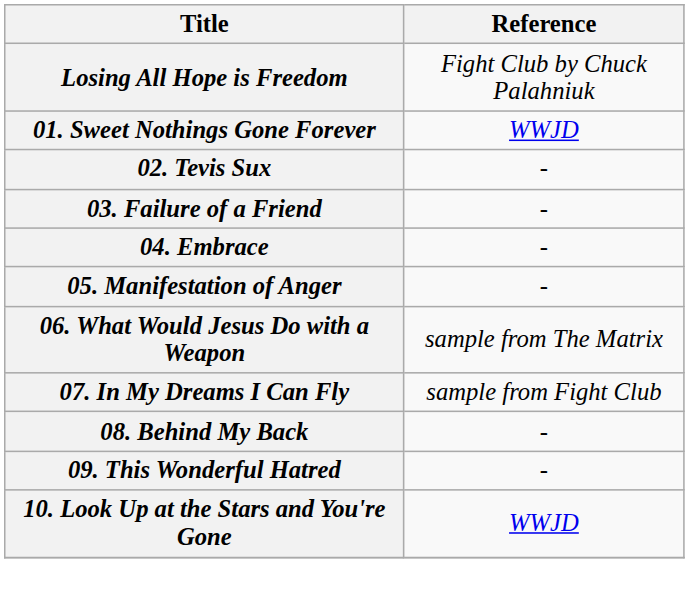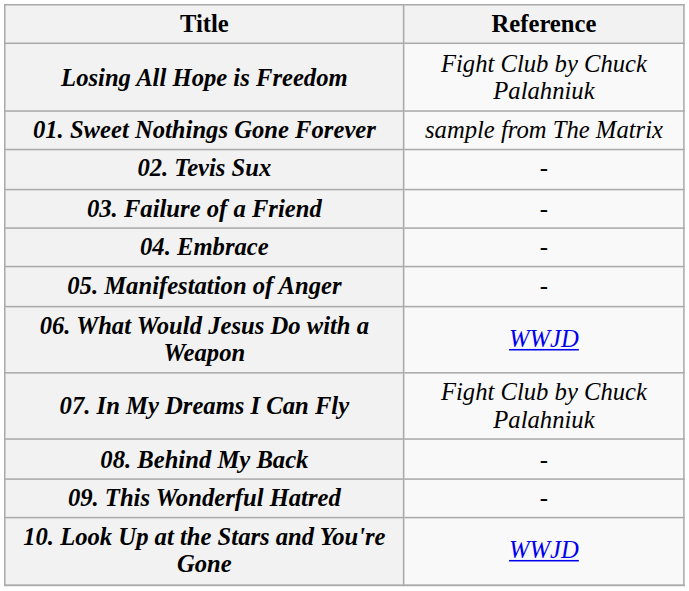(544, 129) WWJD -> (544, 129) sample from The Matrix
(544, 339) sample from The Matrix -> (544, 339) WWJD
(544, 392) sample from Fight Club -> (544, 405) Fight Club by Chuck Palahniuk
